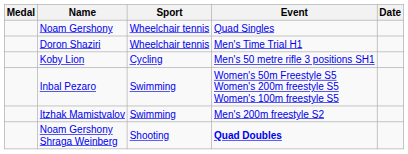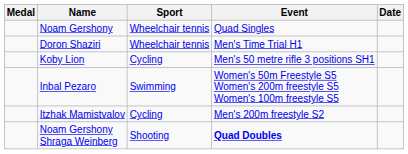(153, 114) Swimming -> (146, 114) Cycling
